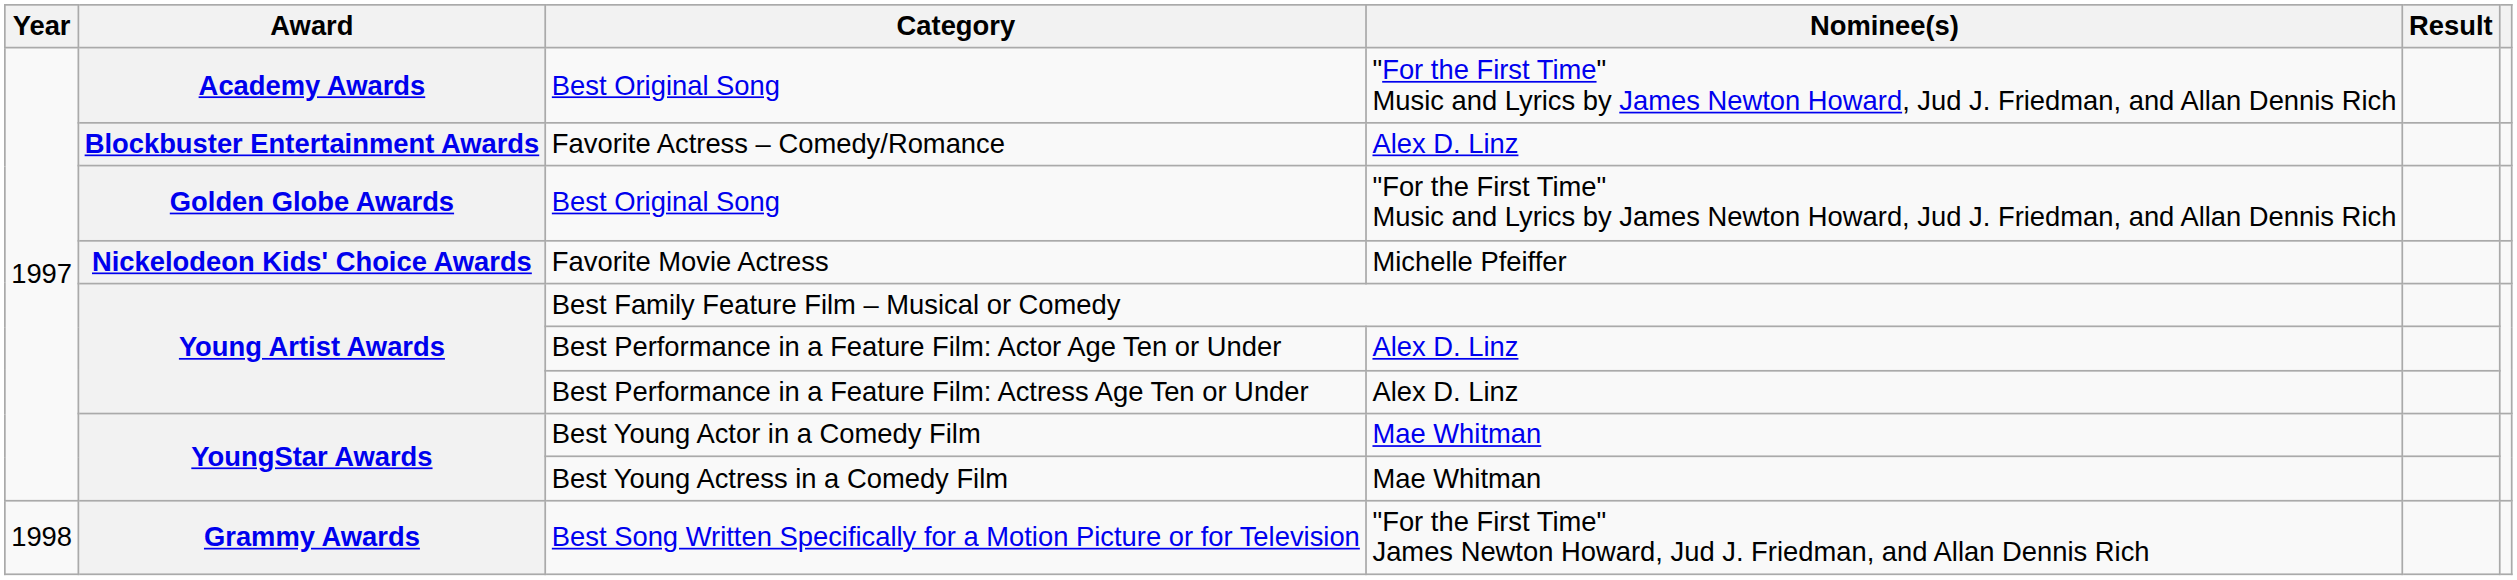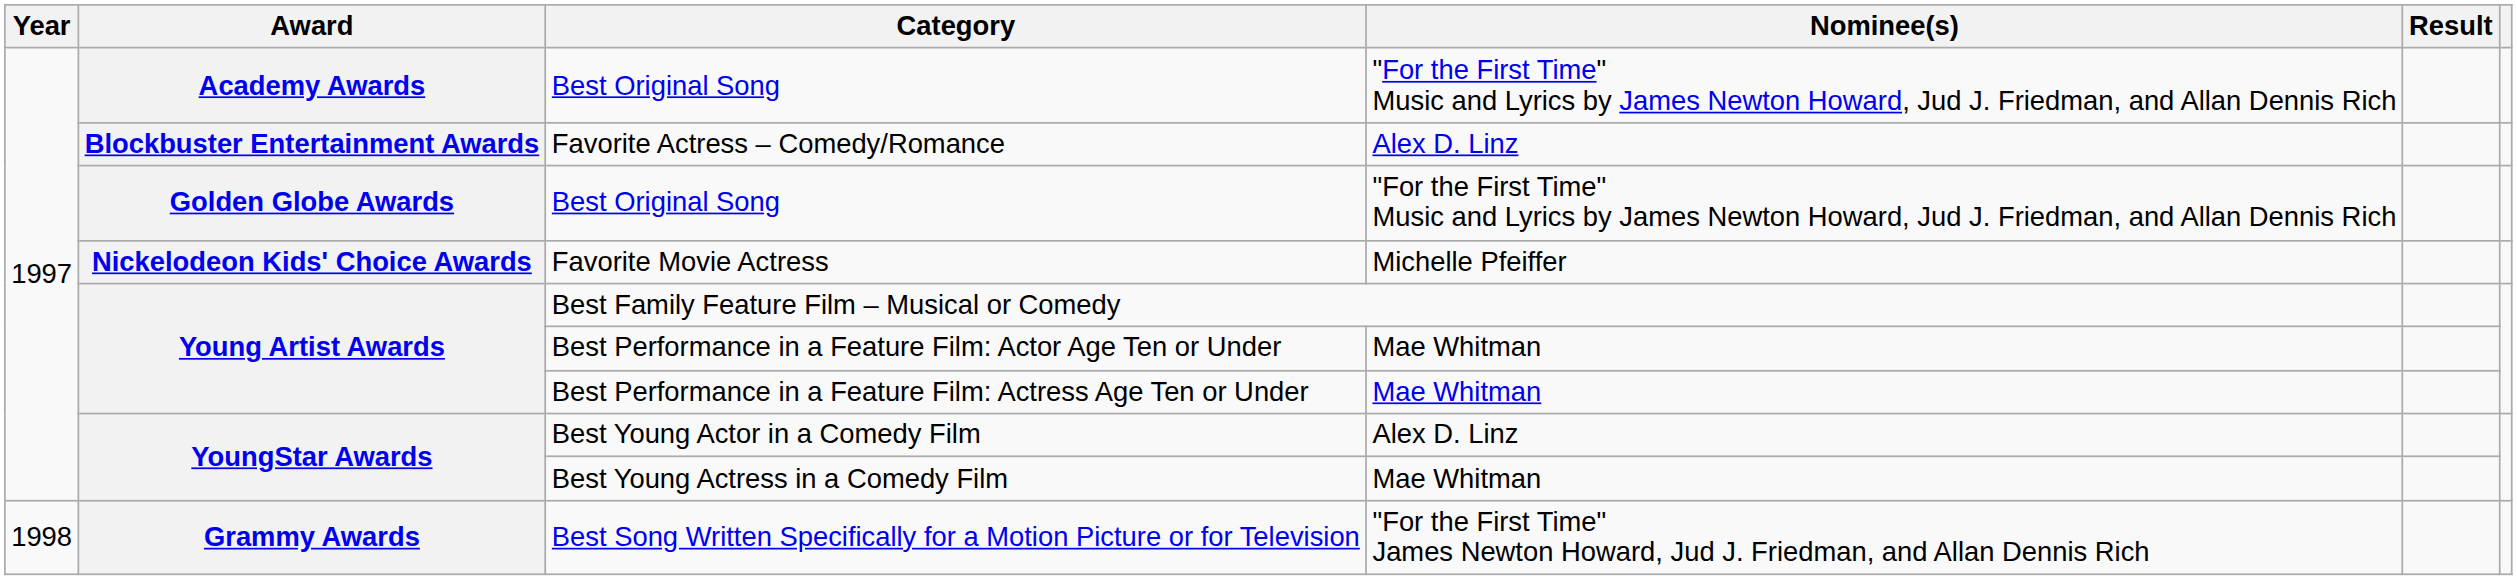(1445, 348) Alex D. Linz -> (1457, 348) Mae Whitman
(1445, 391) Alex D. Linz -> (1457, 391) Mae Whitman
(1457, 434) Mae Whitman -> (1445, 434) Alex D. Linz
